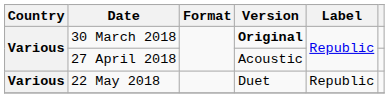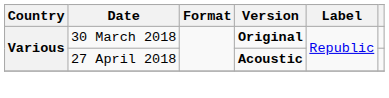(270, 60) normal -> (270, 60) bold
- row: (116, 82)
